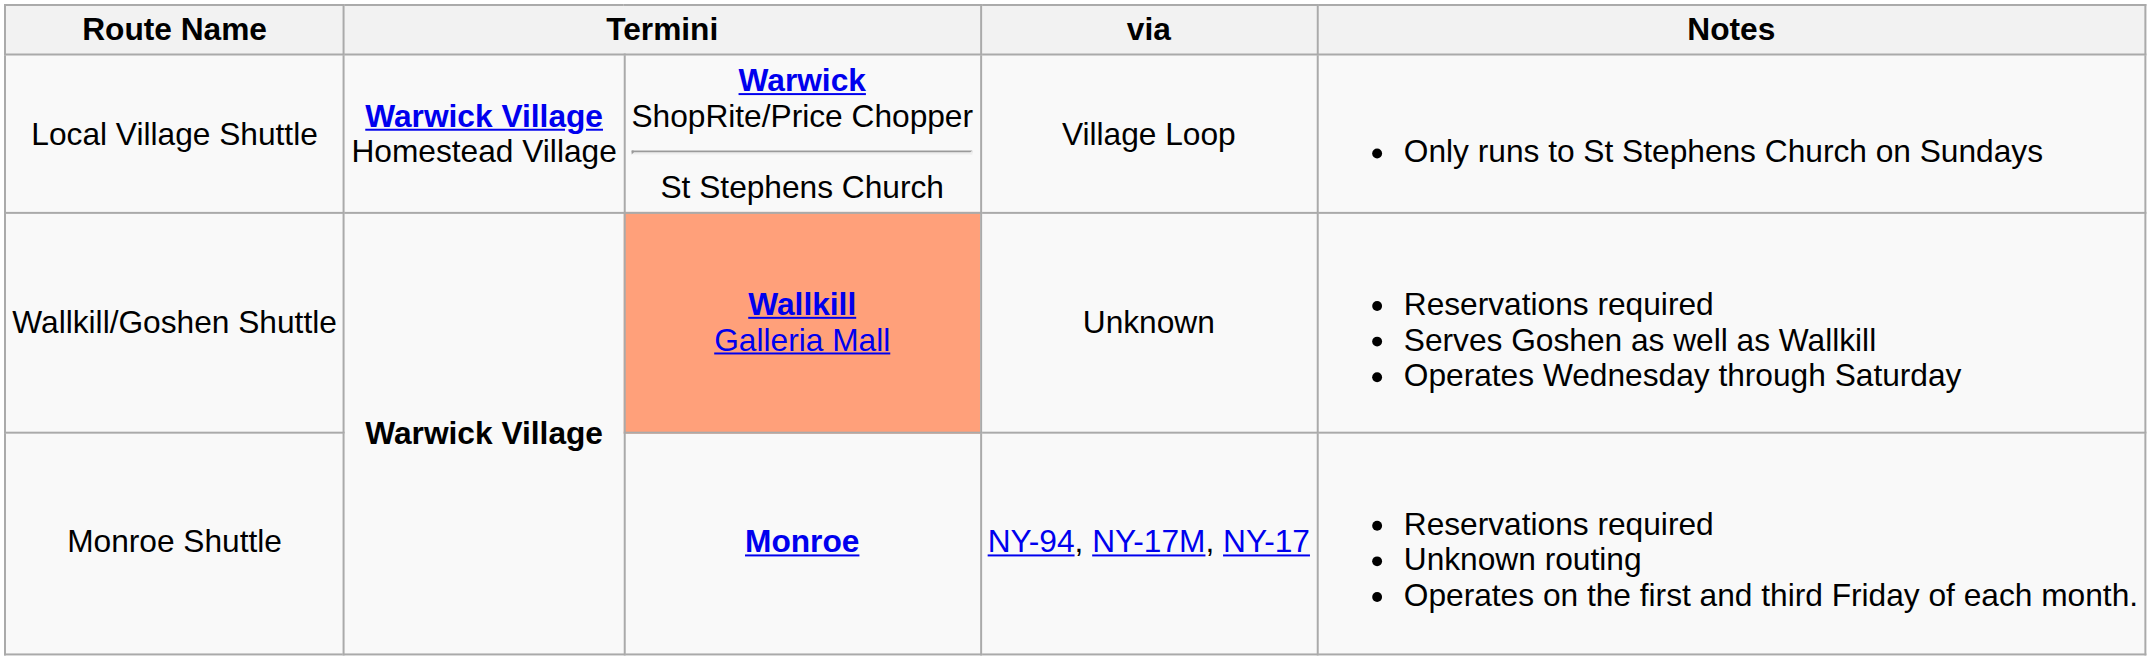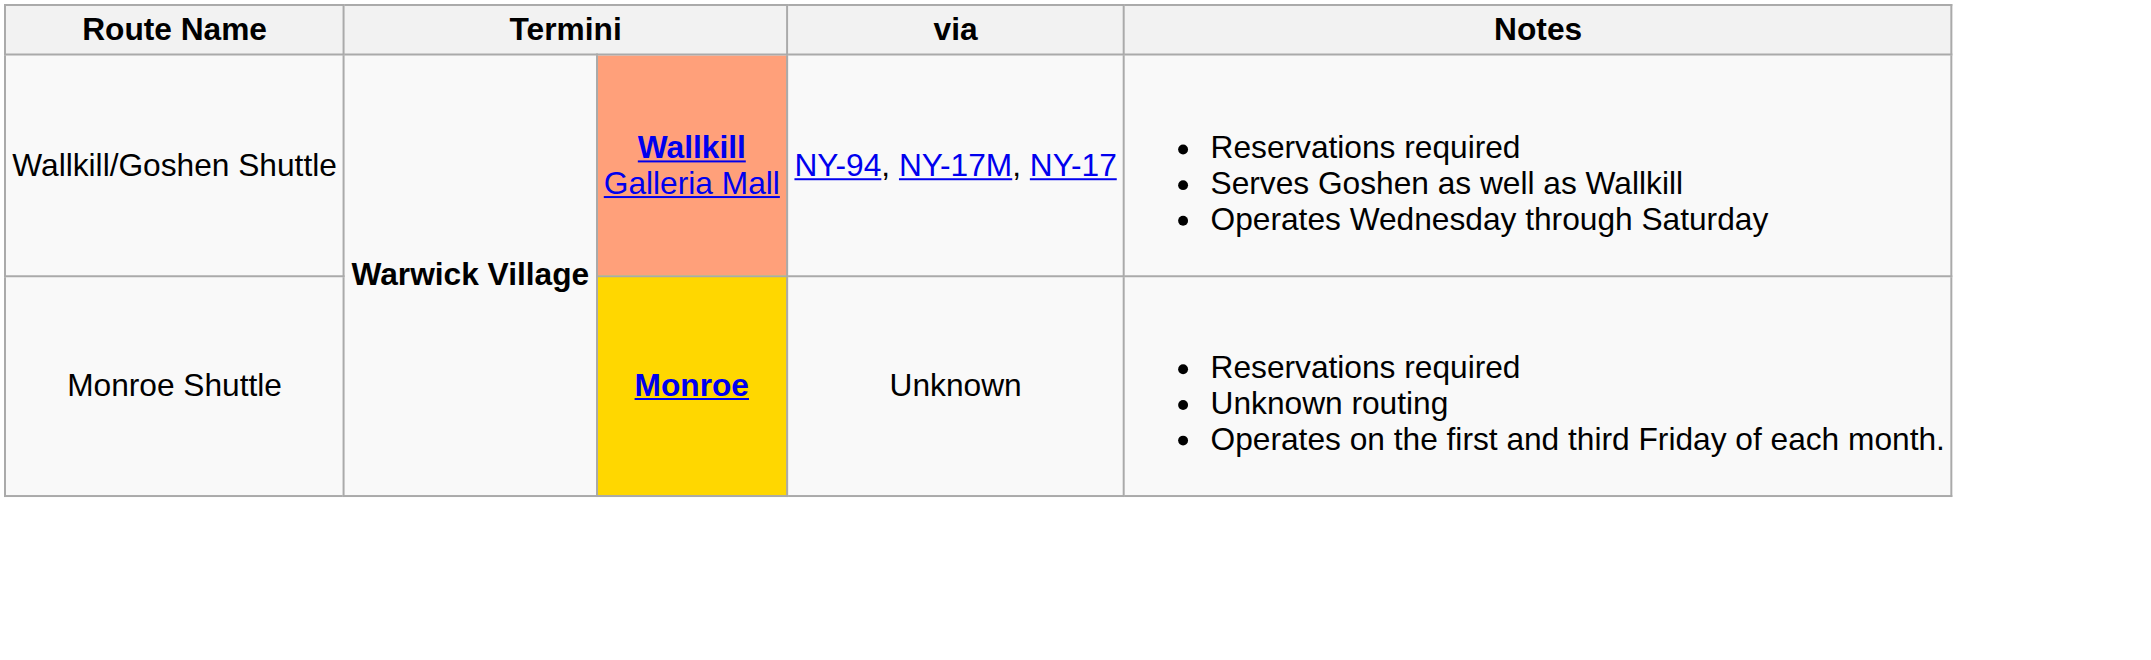- row: (175, 133)
(1149, 322) Unknown -> (956, 165) NY-94, NY-17M, NY-17
(802, 542) no background -> (692, 385) gold background
(1149, 542) NY-94, NY-17M, NY-17 -> (956, 385) Unknown
